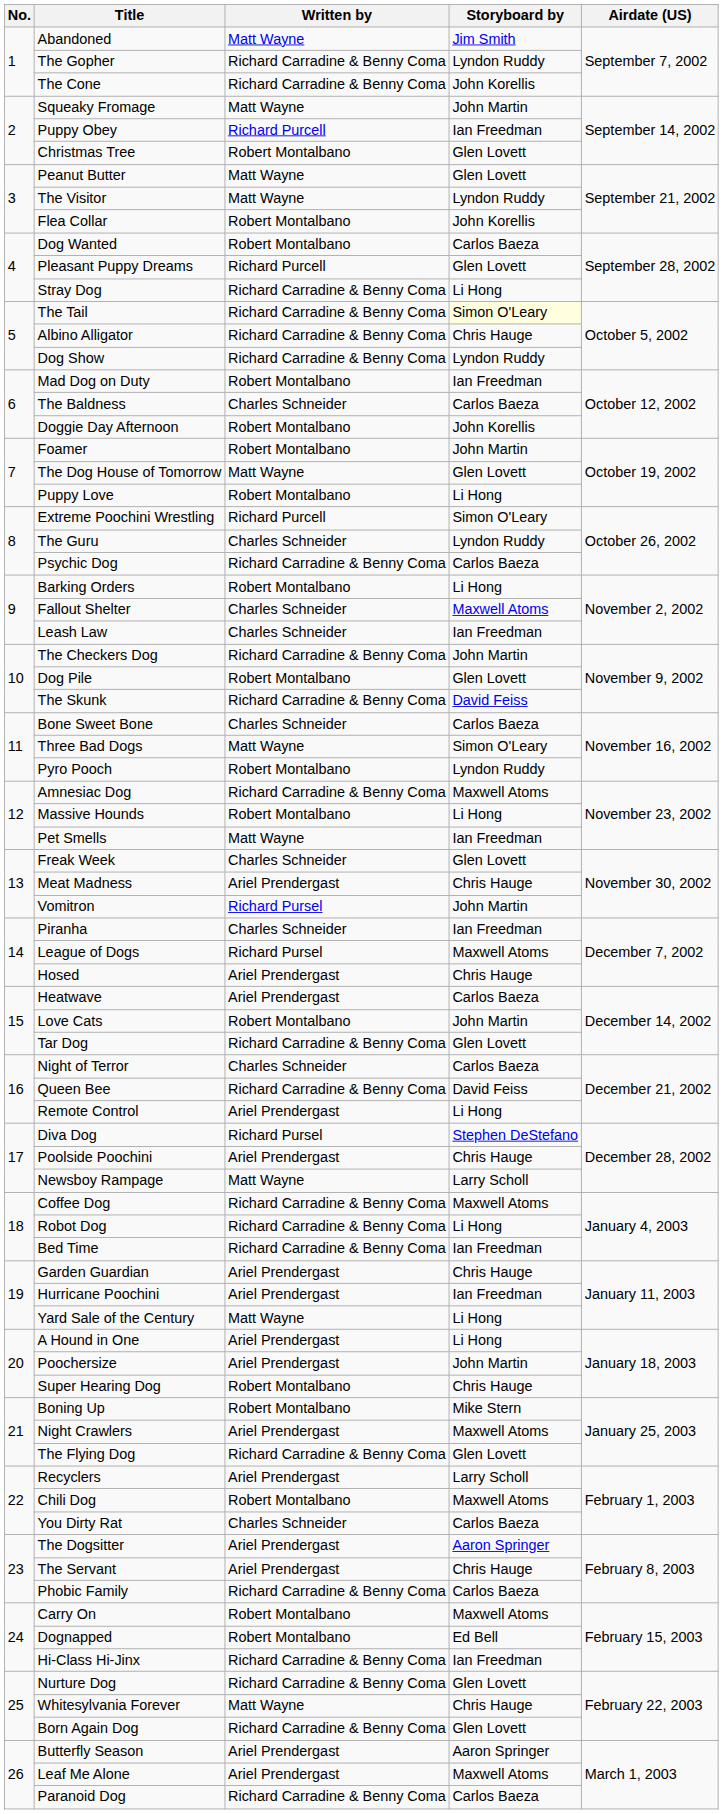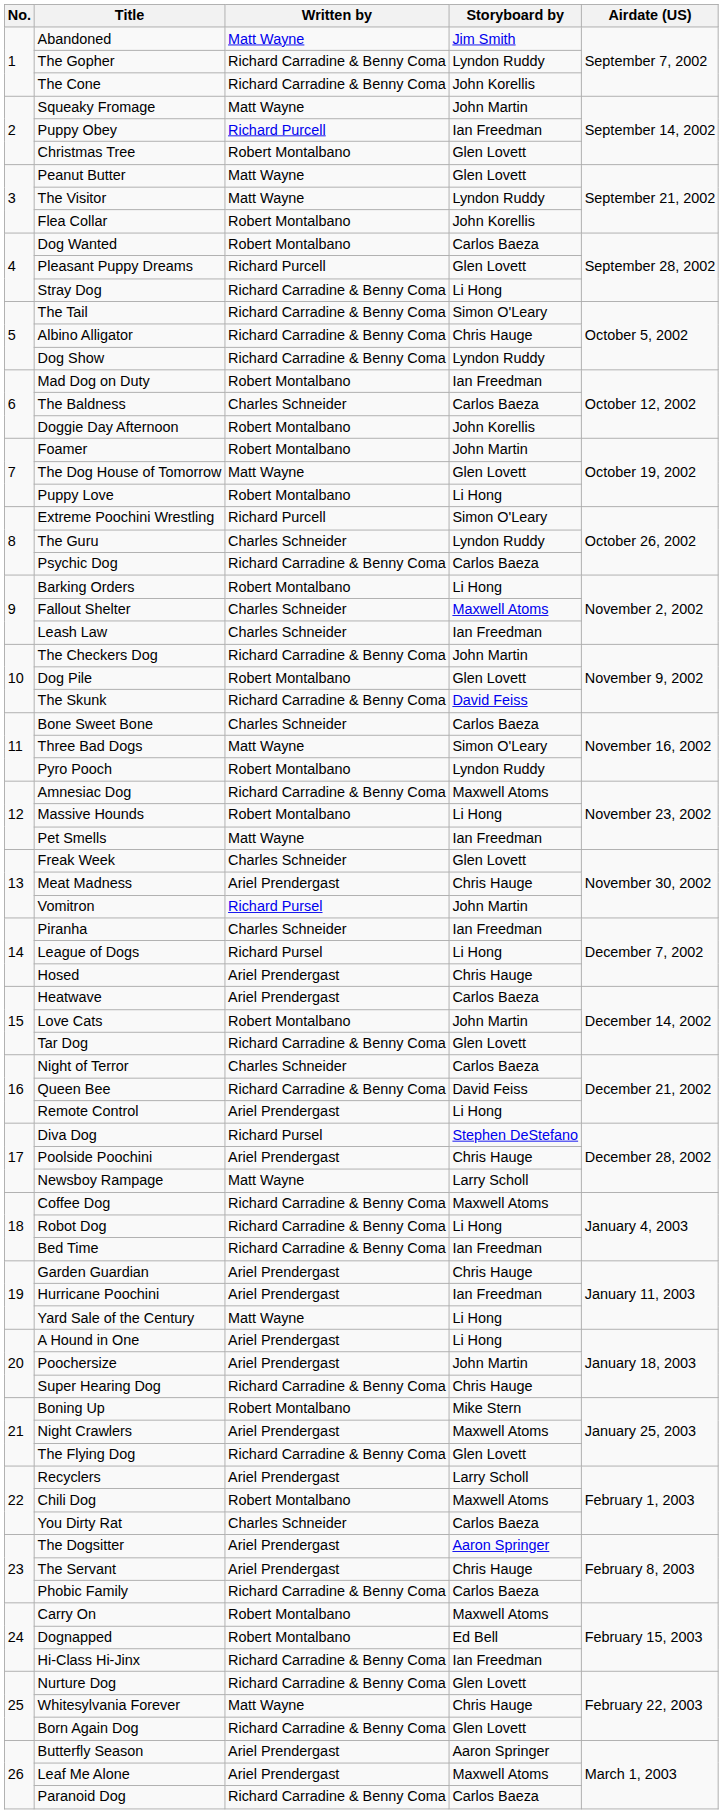(500, 312) lightyellow background -> (500, 312) no background
(500, 952) Maxwell Atoms -> (477, 952) Li Hong
(289, 1386) Robert Montalbano -> (337, 1386) Richard Carradine & Benny Coma
